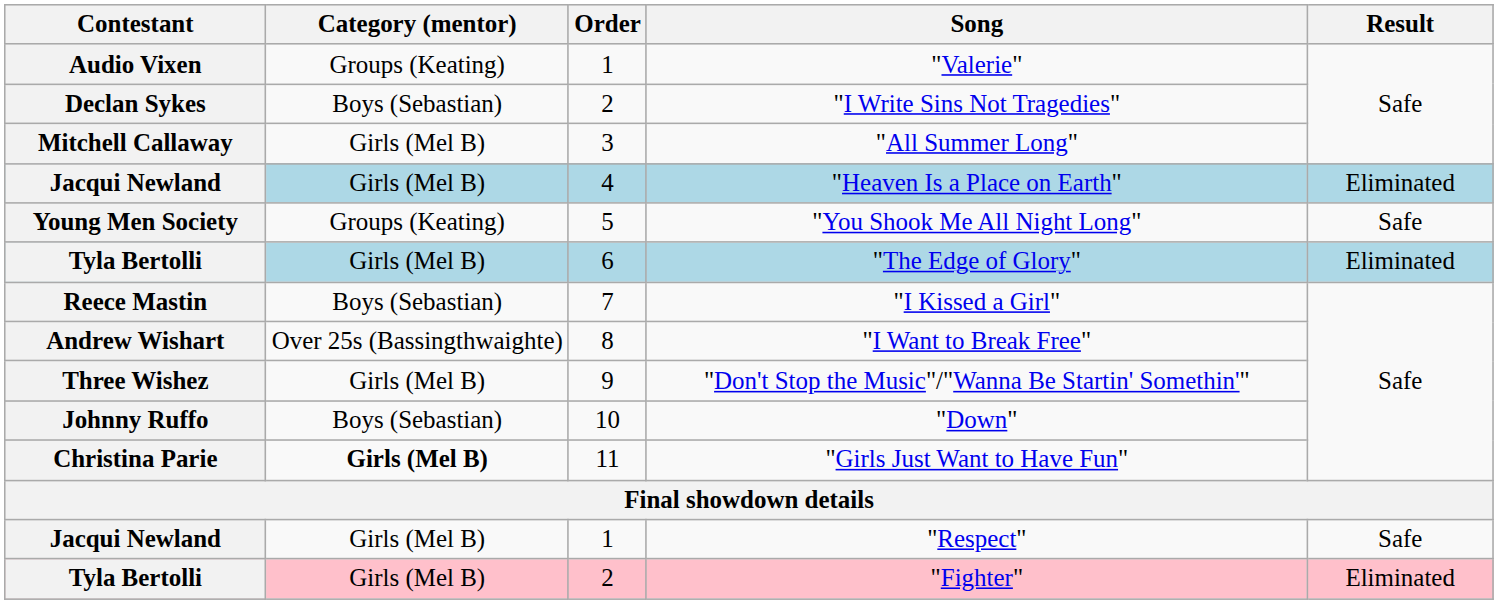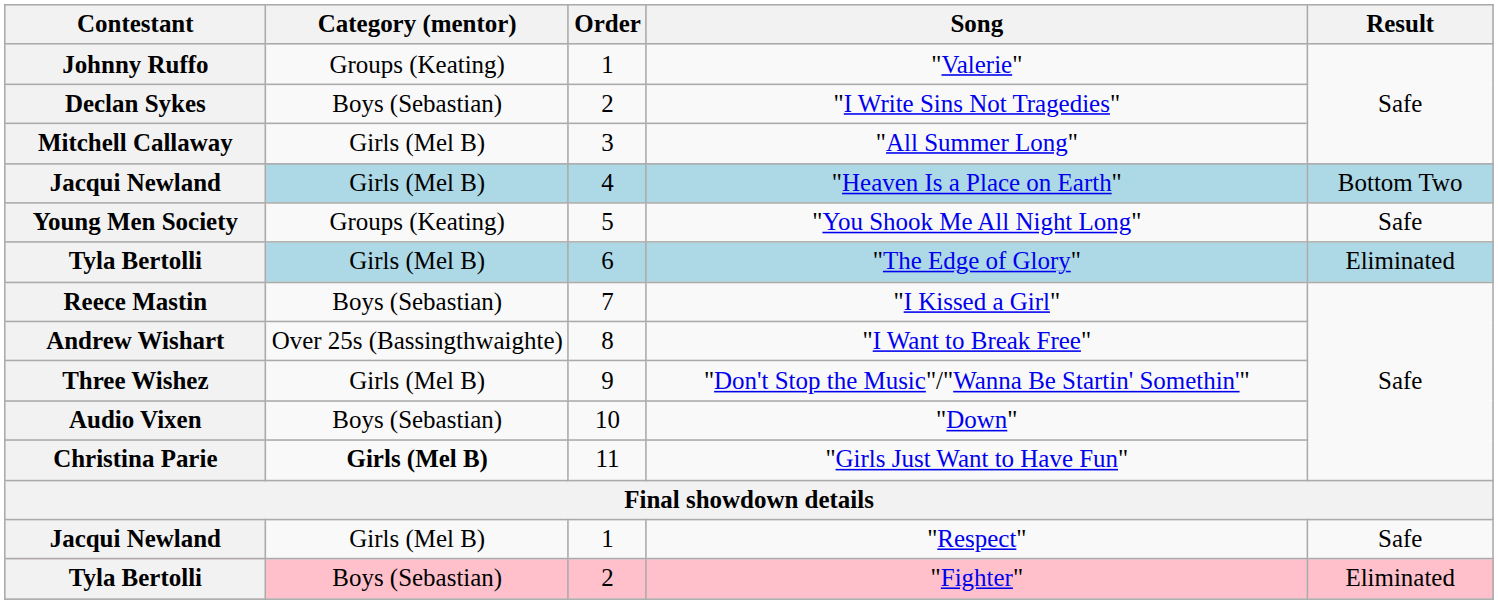(135, 63) Audio Vixen -> (135, 63) Johnny Ruffo
(1400, 182) Eliminated -> (1400, 182) Bottom Two
(135, 420) Johnny Ruffo -> (135, 420) Audio Vixen
(417, 578) Girls (Mel B) -> (417, 578) Boys (Sebastian)
